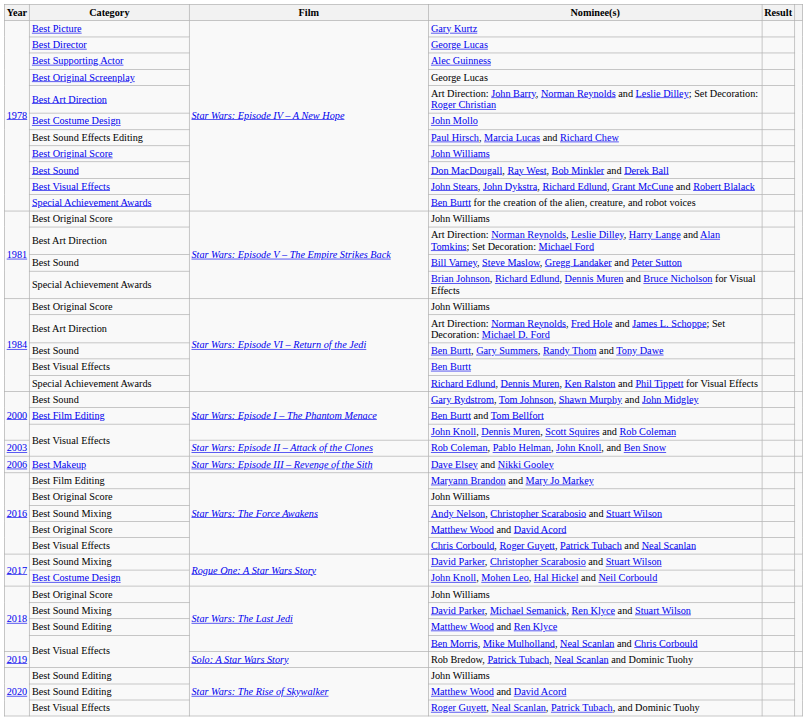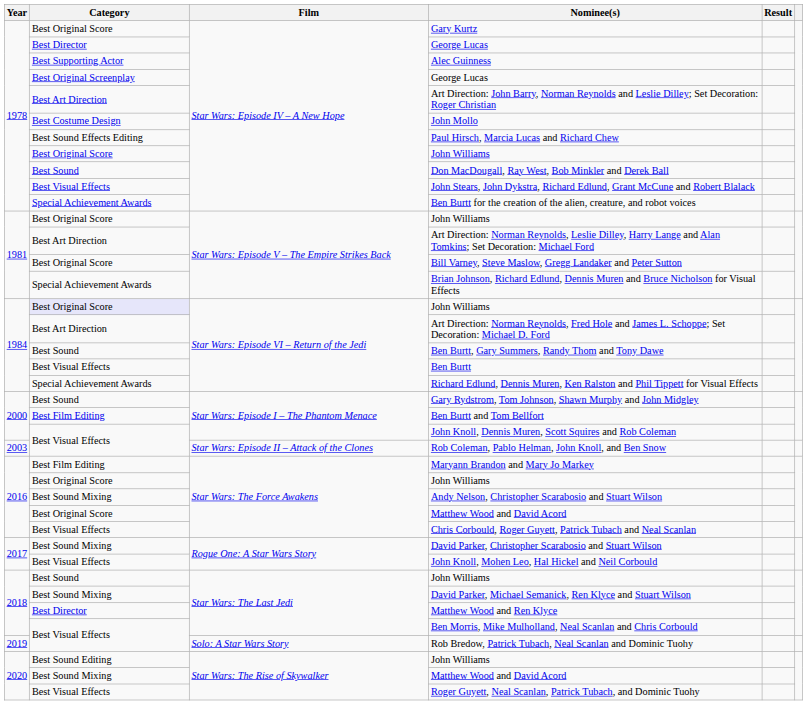(57, 28) Best Picture -> (72, 28) Best Original Score
(55, 263) Best Sound -> (72, 263) Best Original Score
(72, 307) no background -> (72, 307) lavender background
- row: (17, 464)
(76, 578) Best Costume Design -> (71, 562) Best Visual Effects
(72, 594) Best Original Score -> (55, 578) Best Sound
(72, 627) Best Sound Editing -> (59, 610) Best Director
(72, 692) Best Sound Editing -> (72, 675) Best Sound Mixing
